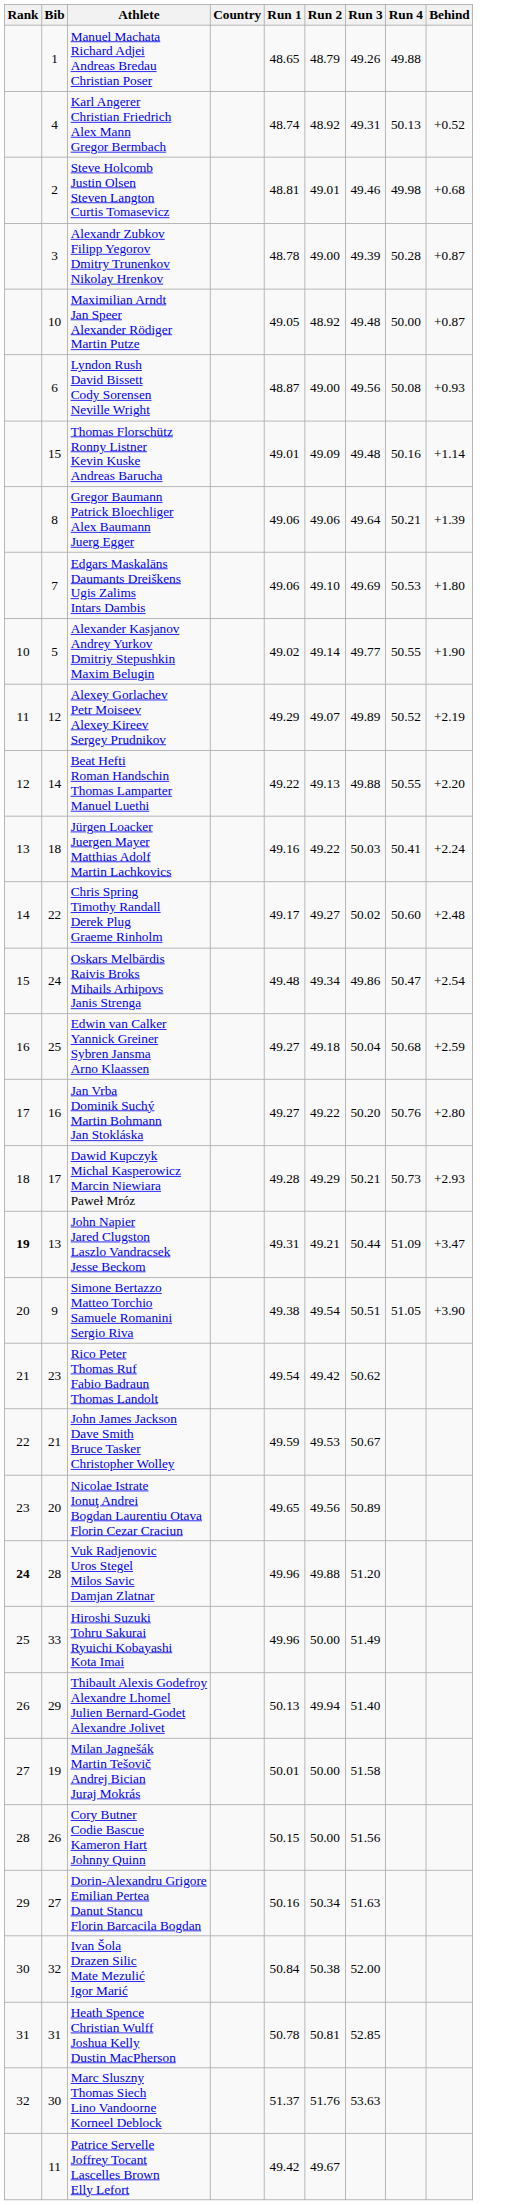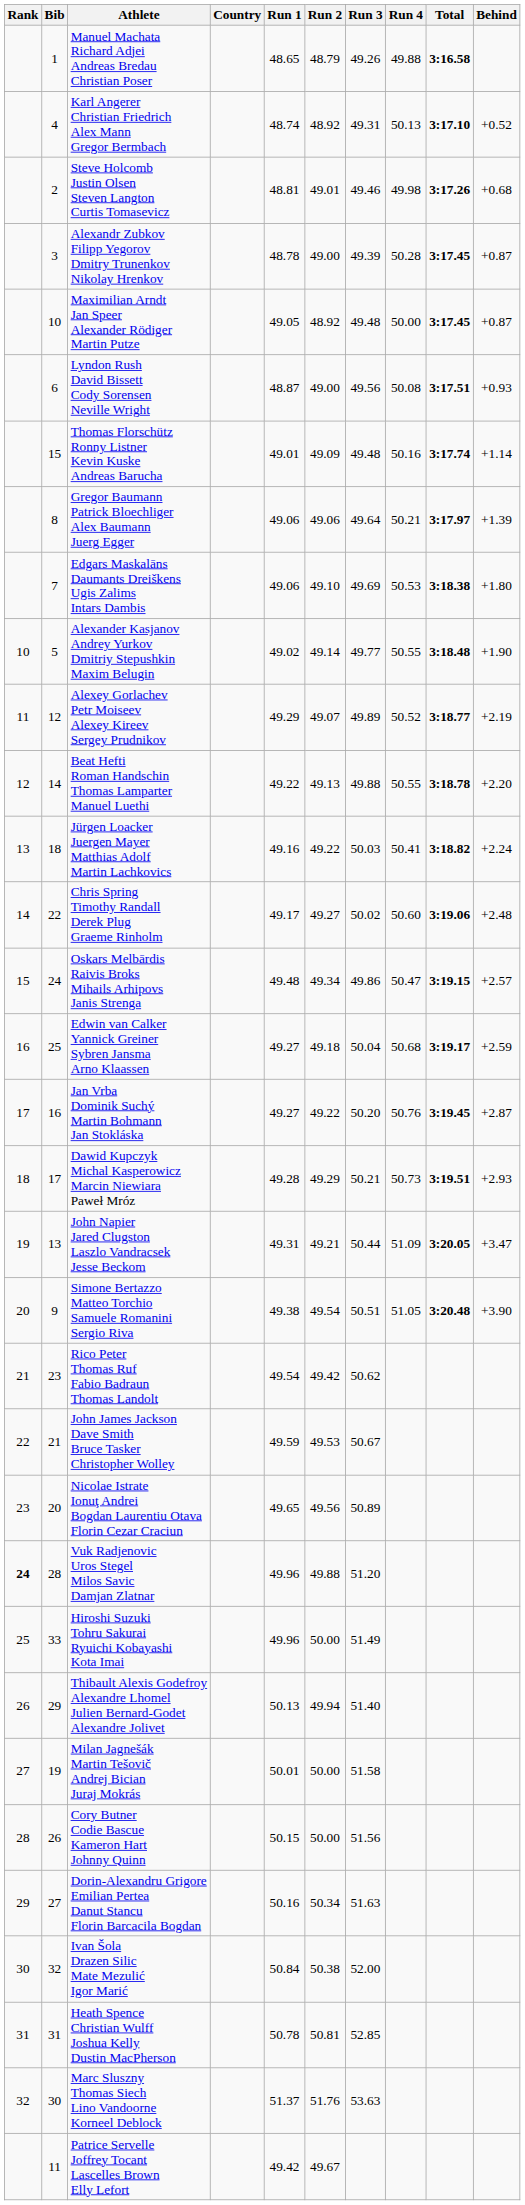+ column: (450, 15)
(449, 980) +2.54 -> (496, 980) +2.57
(449, 1112) +2.80 -> (496, 1112) +2.87
(23, 1244) bold -> (23, 1244) normal
